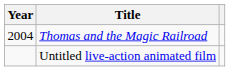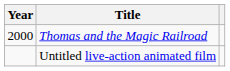(20, 35) 2004 -> (20, 35) 2000
